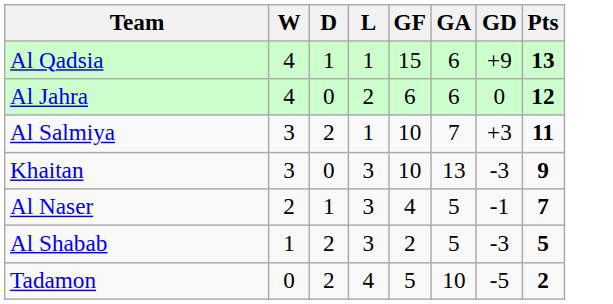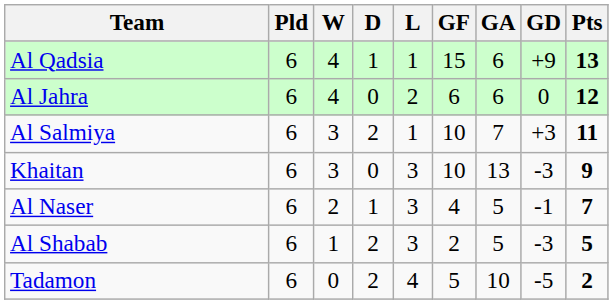+ column: (291, 22)
